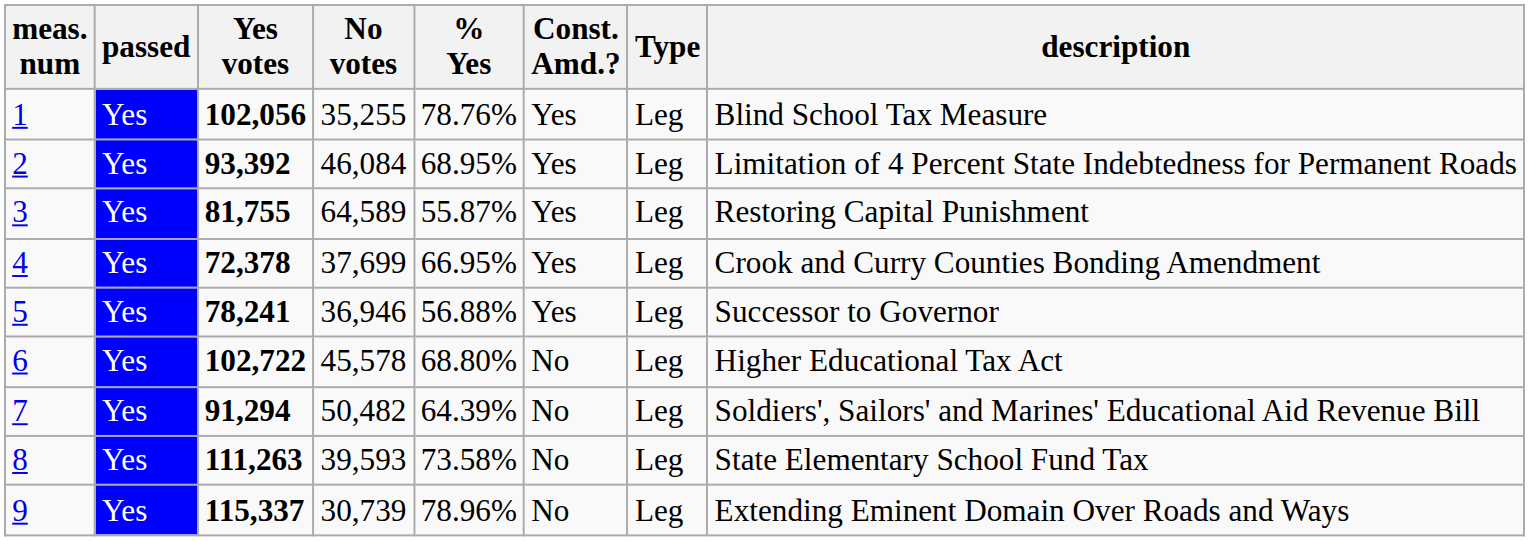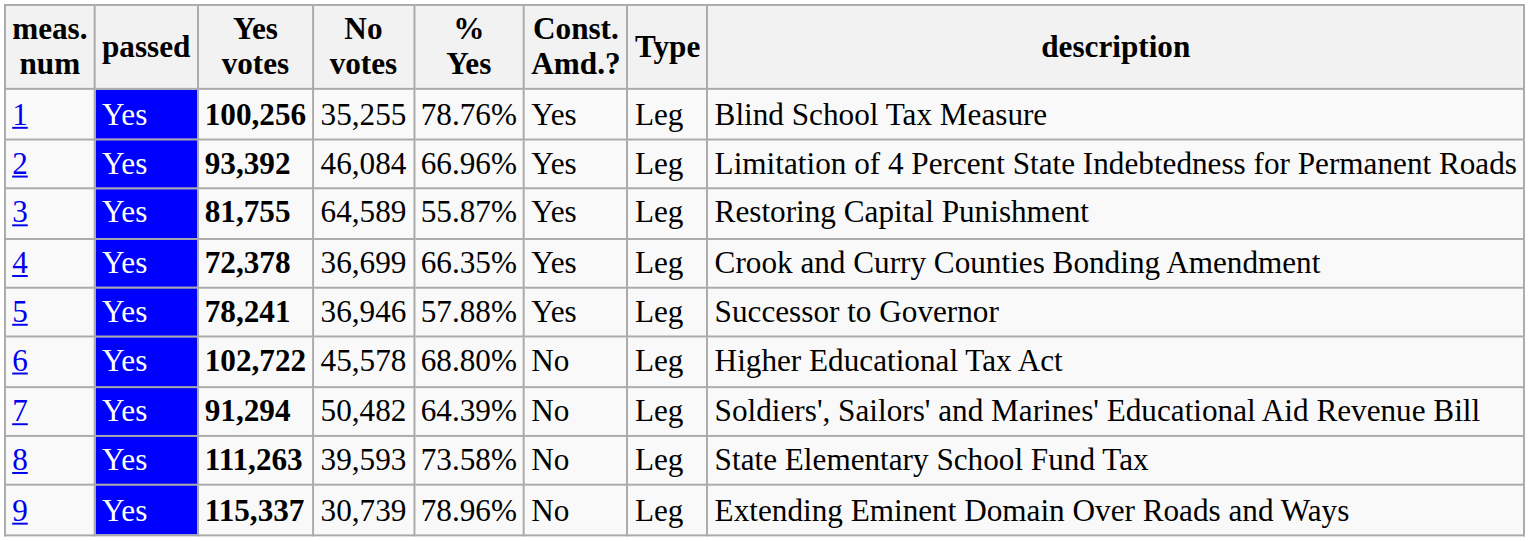(255, 113) 102,056 -> (255, 113) 100,256
(469, 163) 68.95% -> (469, 163) 66.96%
(363, 262) 37,699 -> (363, 262) 36,699
(469, 262) 66.95% -> (469, 262) 66.35%
(469, 311) 56.88% -> (469, 311) 57.88%
